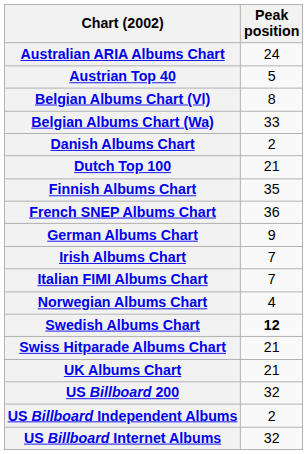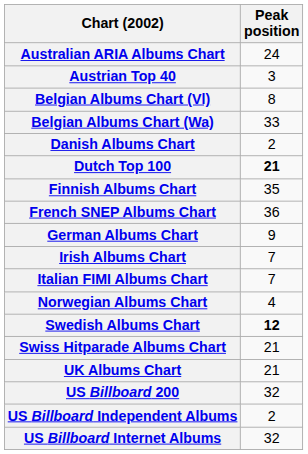(272, 76) 5 -> (272, 76) 3
(272, 167) normal -> (272, 167) bold
